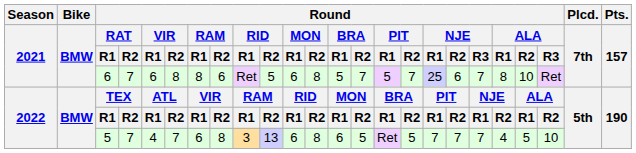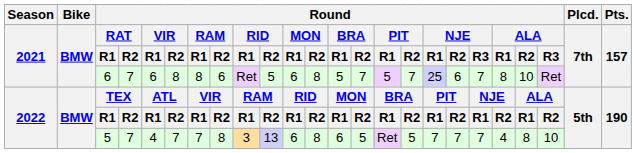(199, 138) 6 -> (199, 138) 7
(526, 138) 5 -> (526, 138) 8
